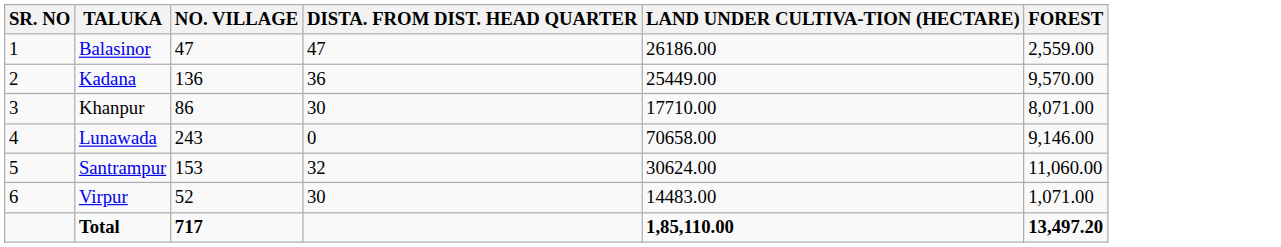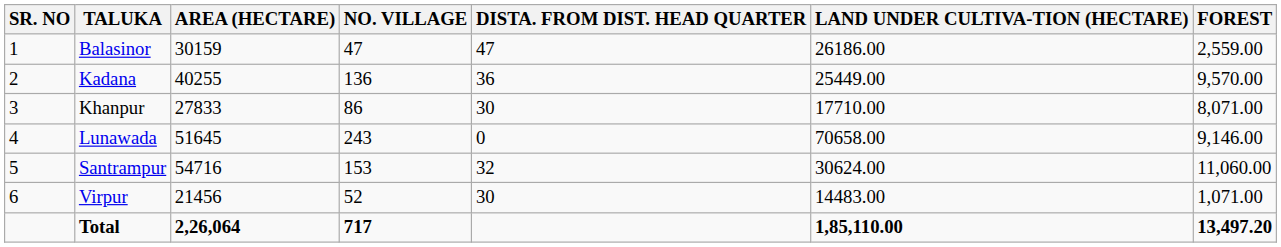+ column: (255, 19)
